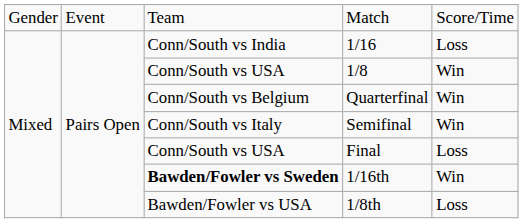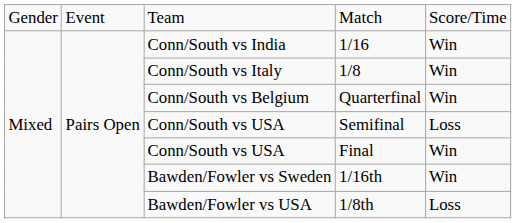(452, 44) Loss -> (443, 44) Win
(216, 71) Conn/South vs USA -> (215, 71) Conn/South vs Italy
(215, 124) Conn/South vs Italy -> (216, 124) Conn/South vs USA
(450, 124) Win -> (445, 124) Loss
(452, 151) Loss -> (443, 151) Win
(243, 177) bold -> (239, 177) normal
